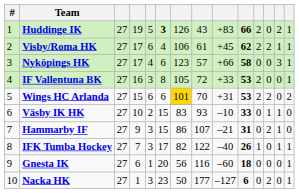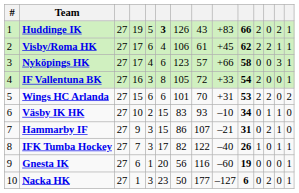(246, 79) 53 -> (246, 79) 54
(181, 96) gold background -> (181, 96) no background
(246, 113) 33 -> (246, 113) 34
(246, 163) 18 -> (246, 163) 19
